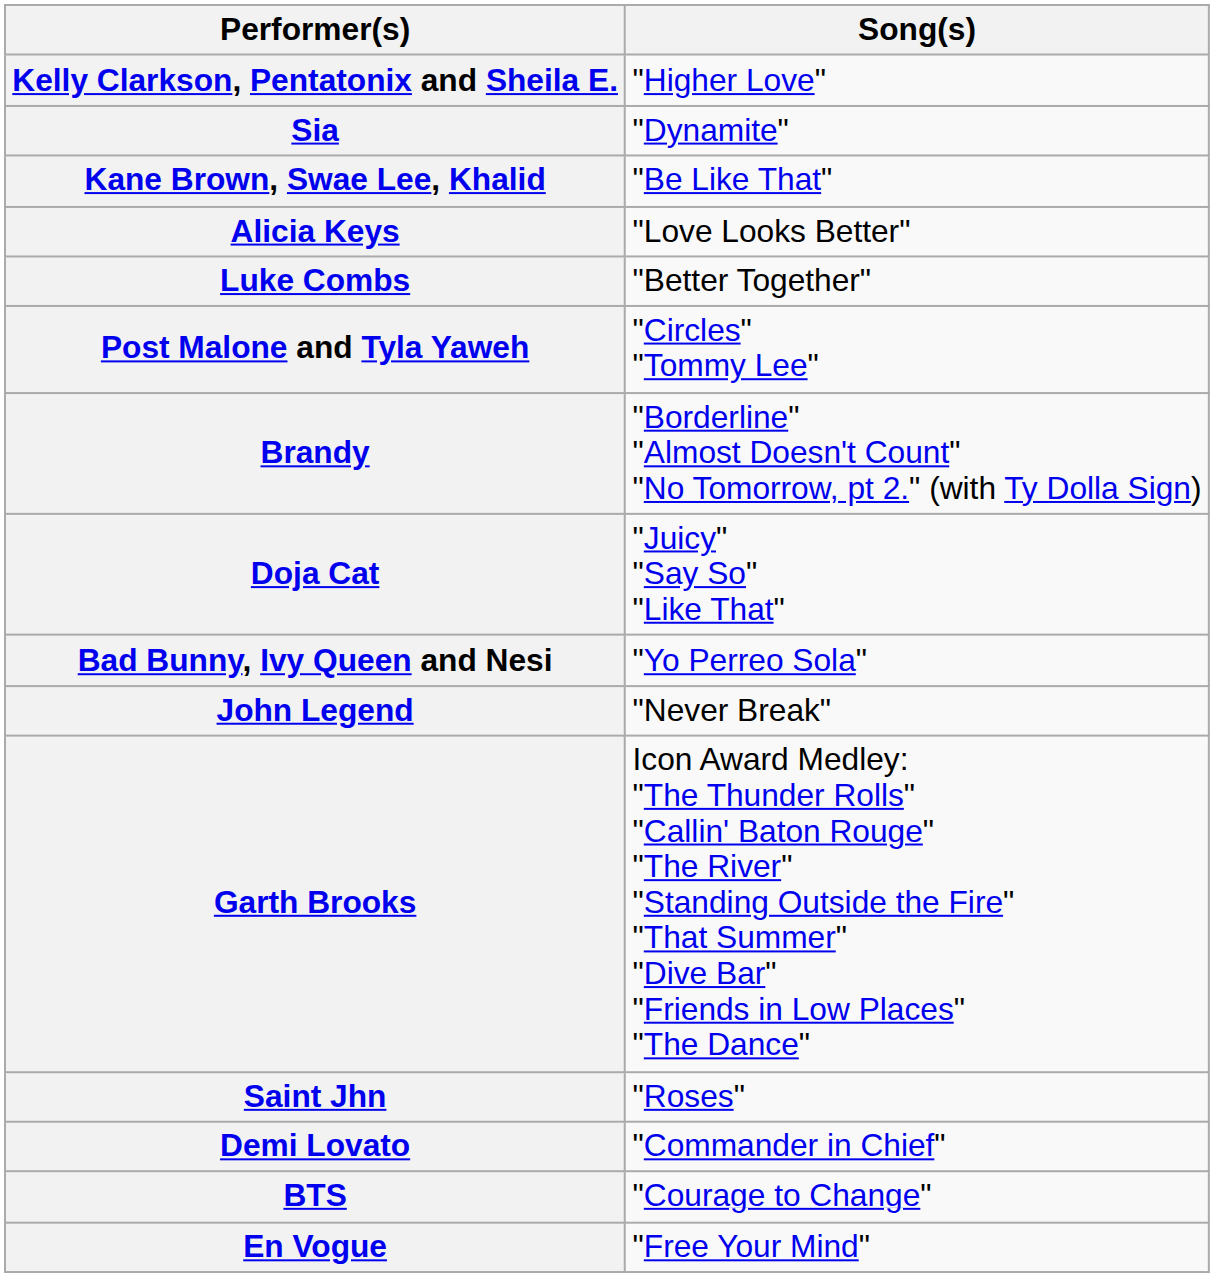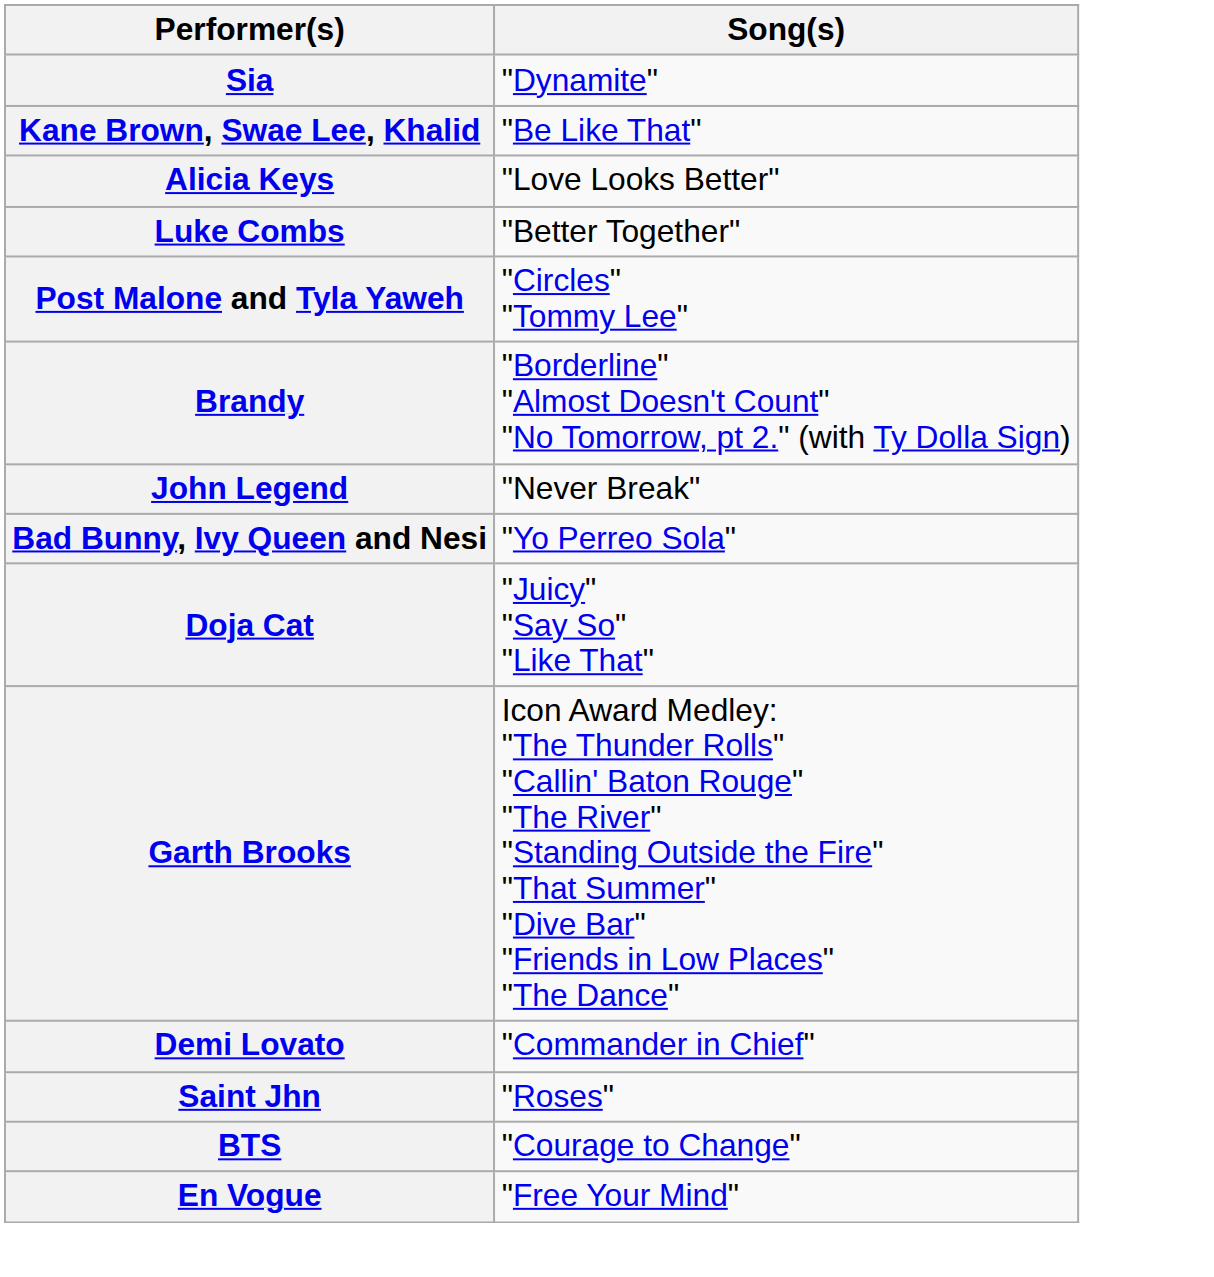- row: (315, 79)
rows swapped: (315, 710) <-> (315, 574)
rows swapped: (315, 1095) <-> (315, 1146)
